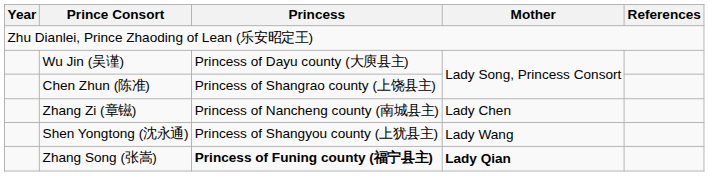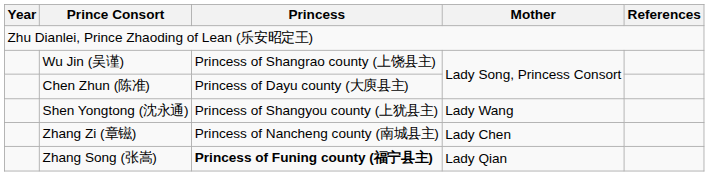(302, 61) Princess of Dayu county (大庾县主) -> (315, 61) Princess of Shangrao county (上饶县主)
(315, 85) Princess of Shangrao county (上饶县主) -> (302, 85) Princess of Dayu county (大庾县主)
rows swapped: (116, 134) <-> (89, 110)
(478, 158) bold -> (476, 158) normal
